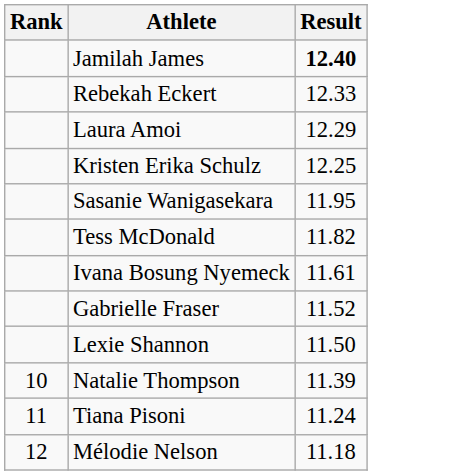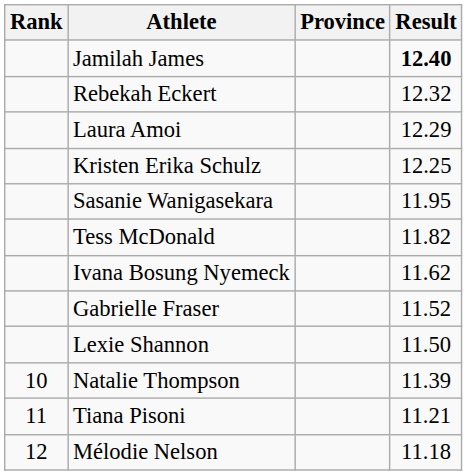+ column: (343, 22)
(331, 93) 12.33 -> (426, 93) 12.32
(331, 272) 11.61 -> (426, 272) 11.62
(331, 415) 11.24 -> (426, 415) 11.21
